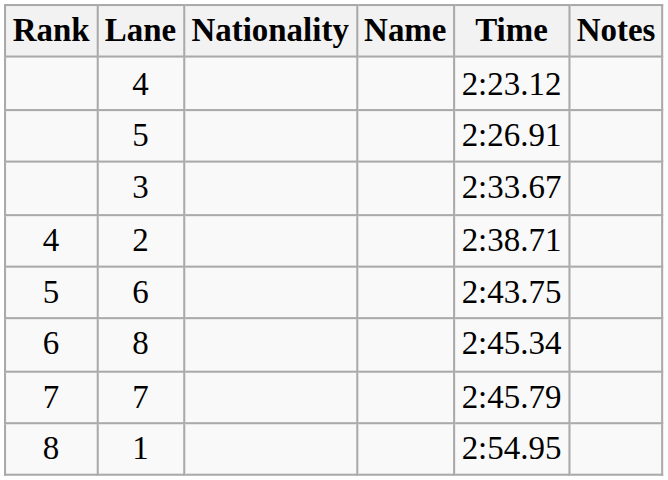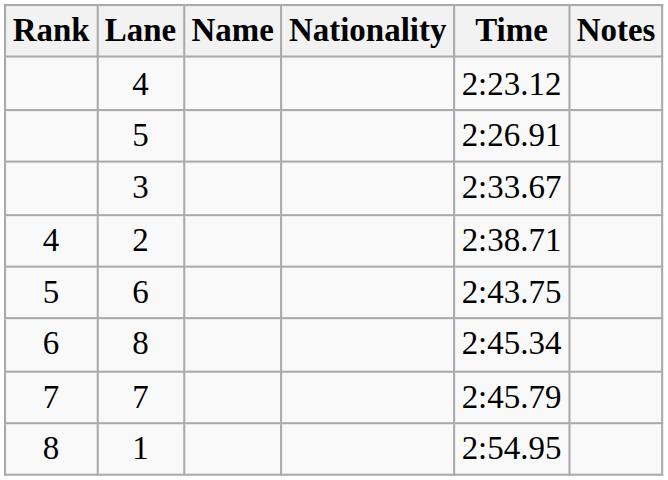columns swapped: (405, 30) <-> (270, 30)
